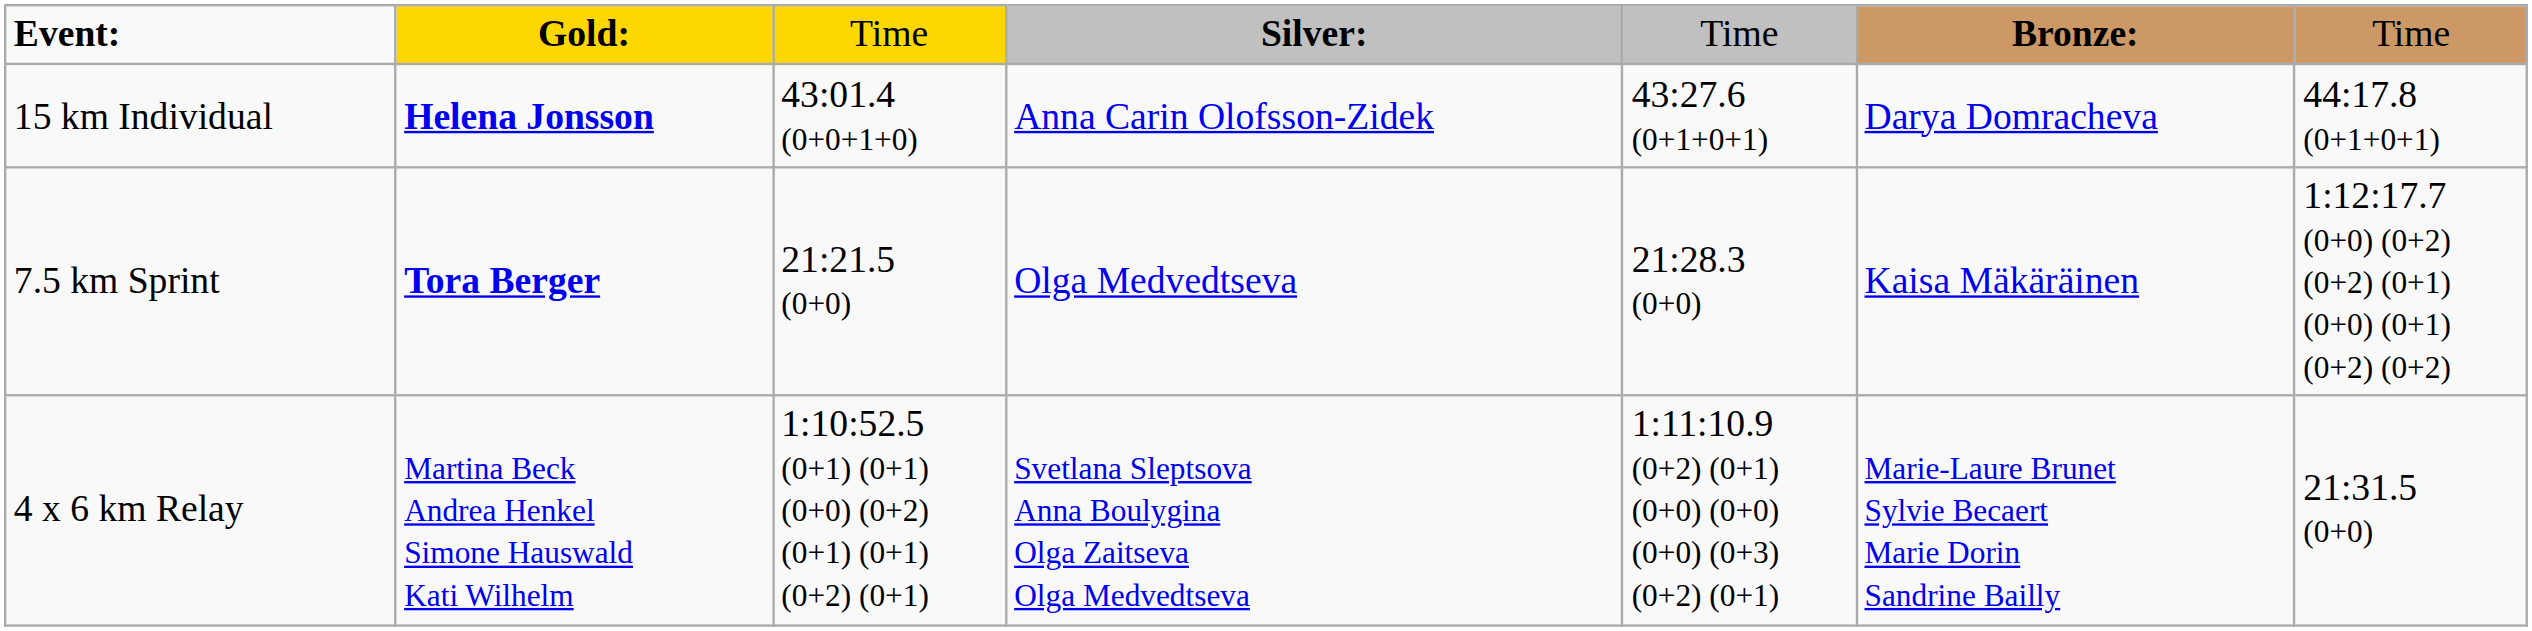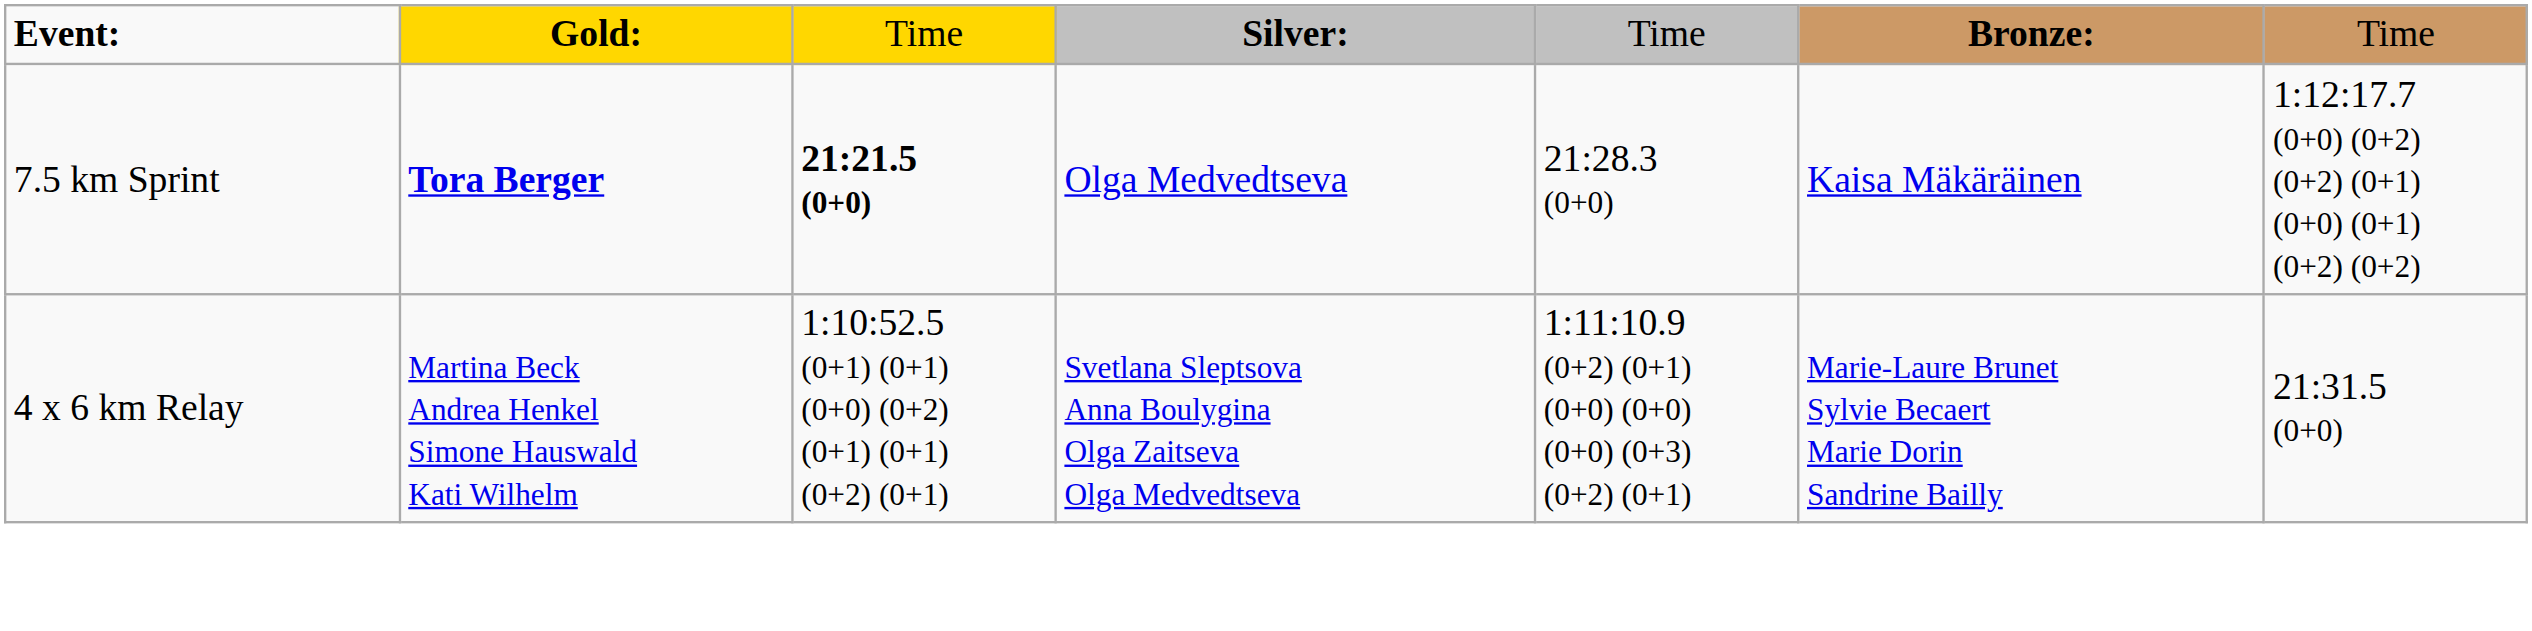- row: (143, 115)
(838, 280) normal -> (859, 178) bold
